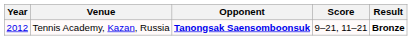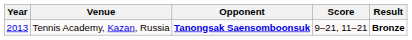(17, 28) 2012 -> (17, 28) 2013
